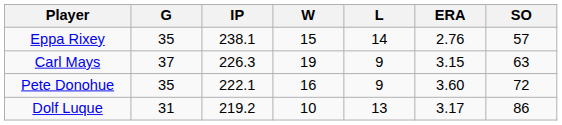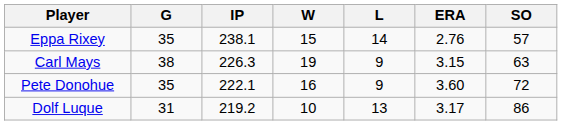(166, 62) 37 -> (166, 62) 38
